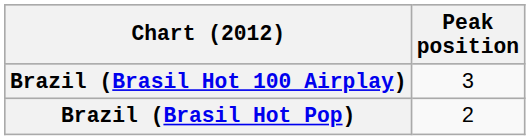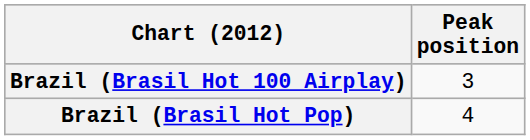(468, 116) 2 -> (468, 116) 4
